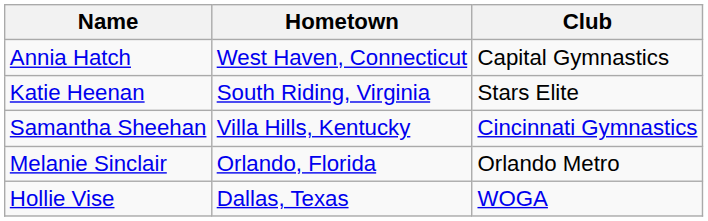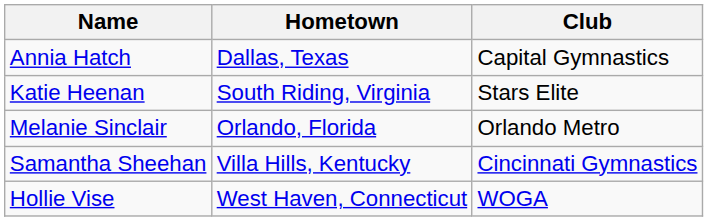(342, 57) West Haven, Connecticut -> (283, 57) Dallas, Texas
rows swapped: (108, 127) <-> (88, 163)
(283, 198) Dallas, Texas -> (342, 198) West Haven, Connecticut
